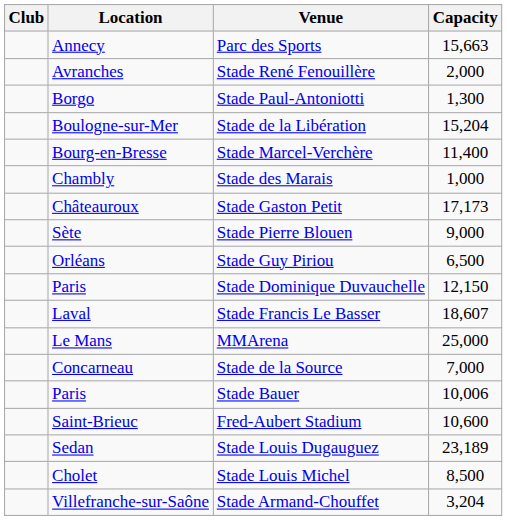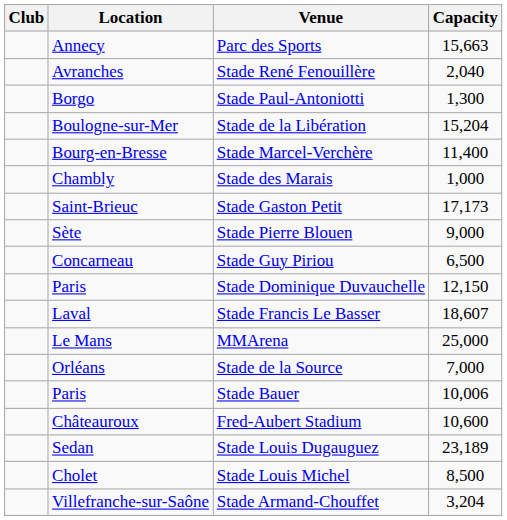(465, 71) 2,000 -> (465, 71) 2,040
(95, 206) Châteauroux -> (95, 206) Saint-Brieuc
(78, 260) Orléans -> (93, 260) Concarneau
(93, 367) Concarneau -> (78, 367) Orléans
(95, 421) Saint-Brieuc -> (95, 421) Châteauroux
